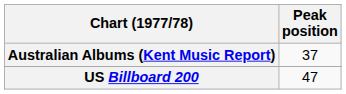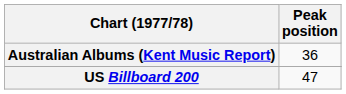(310, 54) 37 -> (310, 54) 36
